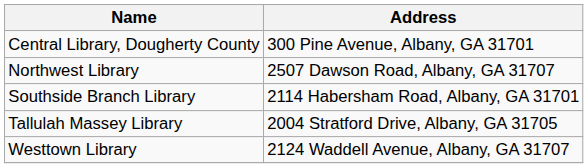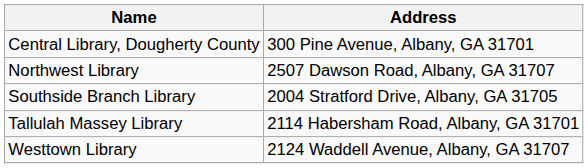(423, 96) 2114 Habersham Road, Albany, GA 31701 -> (412, 96) 2004 Stratford Drive, Albany, GA 31705
(412, 123) 2004 Stratford Drive, Albany, GA 31705 -> (423, 123) 2114 Habersham Road, Albany, GA 31701
